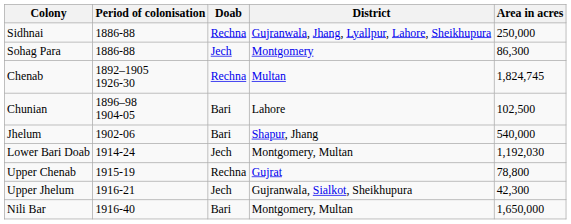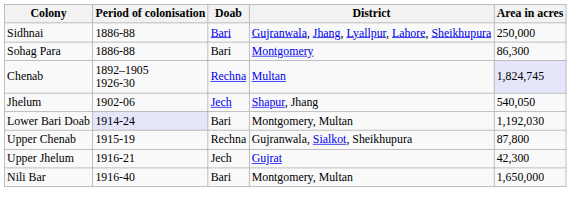(228, 32) Rechna -> (221, 32) Bari
(221, 51) Jech -> (221, 51) Bari
(520, 76) no background -> (520, 76) lavender background
- row: (27, 108)
(221, 134) Bari -> (221, 102) Jech
(516, 134) 540,000 -> (516, 102) 540,050
(115, 153) no background -> (115, 121) lavender background
(221, 153) Jech -> (221, 121) Bari
(267, 171) Gujrat -> (332, 139) Gujranwala, Sialkot, Sheikhupura
(513, 171) 78,800 -> (513, 139) 87,800
(332, 190) Gujranwala, Sialkot, Sheikhupura -> (267, 158) Gujrat
